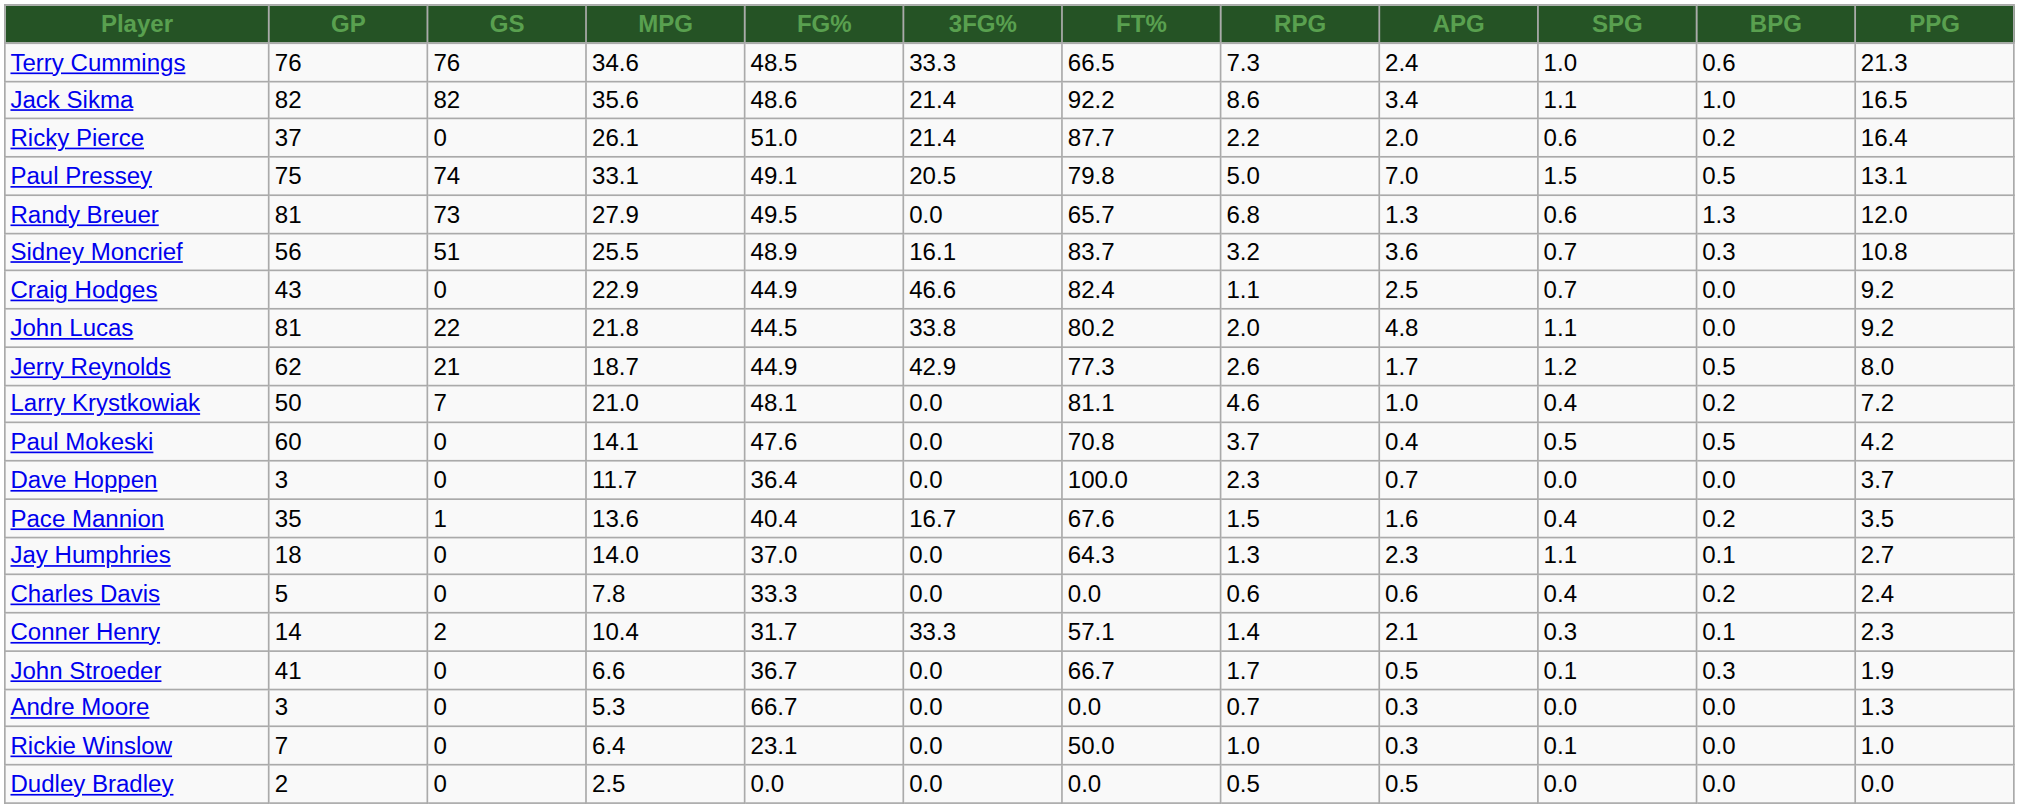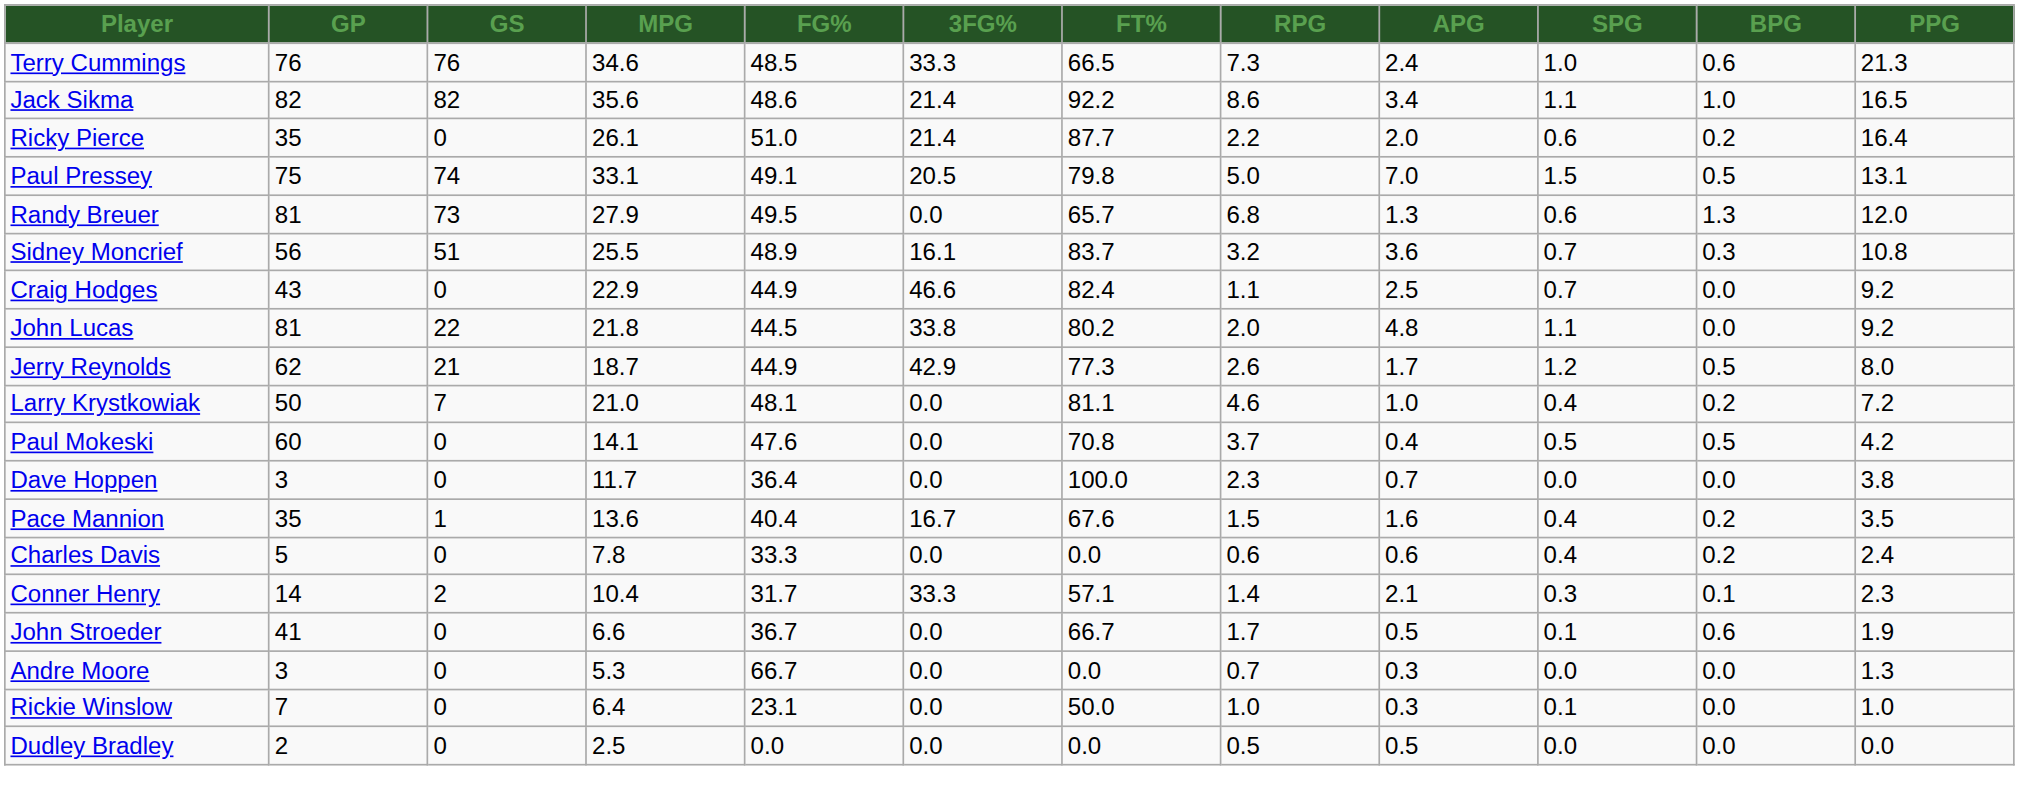(288, 138) 37 -> (288, 138) 35
(1878, 480) 3.7 -> (1878, 480) 3.8
- row: (91, 556)
(1719, 670) 0.3 -> (1719, 632) 0.6
